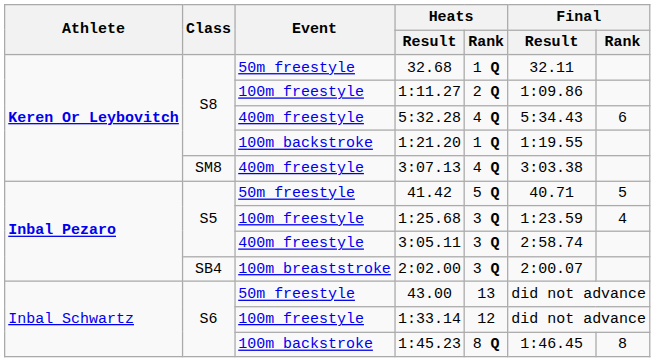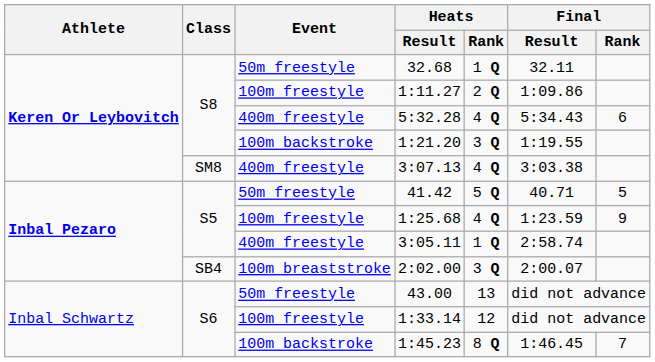(486, 143) 1 Q -> (486, 143) 3 Q
(486, 218) 3 Q -> (486, 218) 4 Q
(623, 218) 4 -> (623, 218) 9
(486, 243) 3 Q -> (486, 243) 1 Q
(623, 344) 8 -> (623, 344) 7
